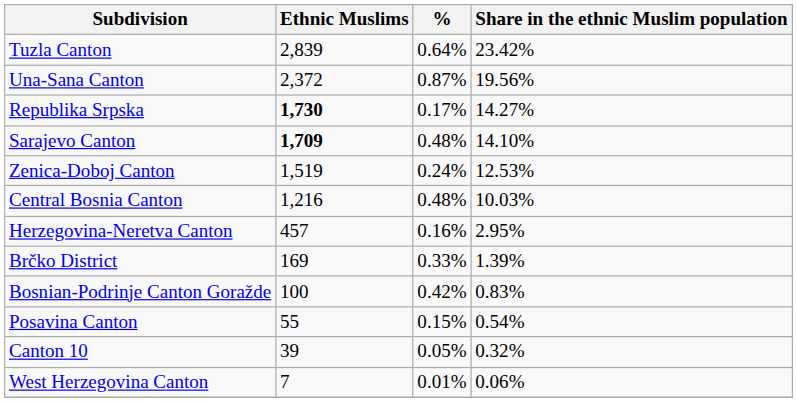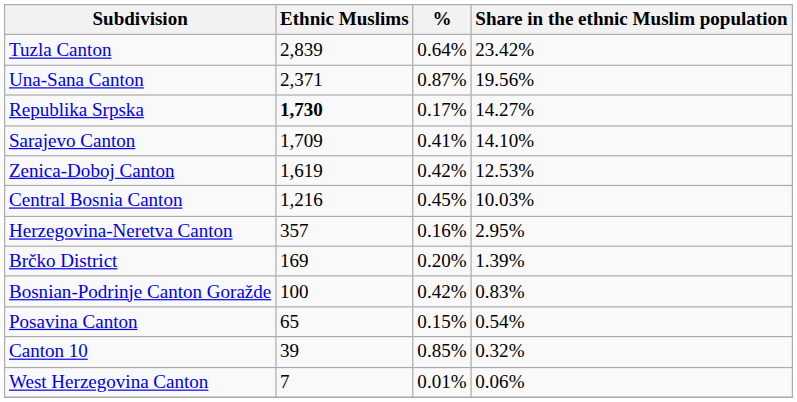(301, 79) 2,372 -> (301, 79) 2,371
(301, 140) bold -> (301, 140) normal
(442, 140) 0.48% -> (442, 140) 0.41%
(301, 170) 1,519 -> (301, 170) 1,619
(442, 170) 0.24% -> (442, 170) 0.42%
(442, 200) 0.48% -> (442, 200) 0.45%
(294, 230) 457 -> (294, 230) 357
(442, 261) 0.33% -> (442, 261) 0.20%
(290, 321) 55 -> (290, 321) 65
(442, 351) 0.05% -> (442, 351) 0.85%
